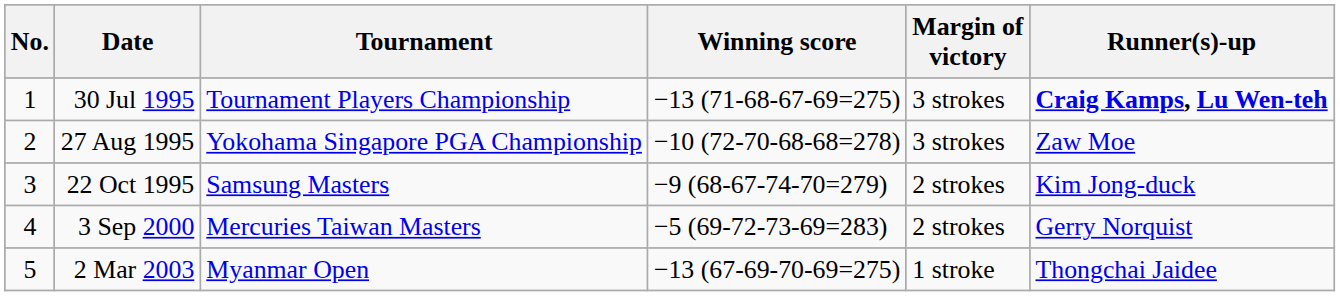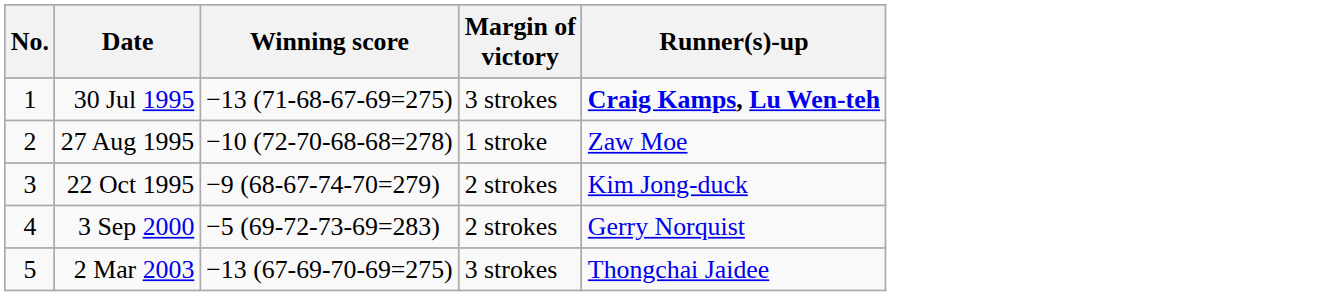- column: (424, 41)
(959, 141) 3 strokes -> (506, 141) 1 stroke
(954, 269) 1 stroke -> (511, 269) 3 strokes
